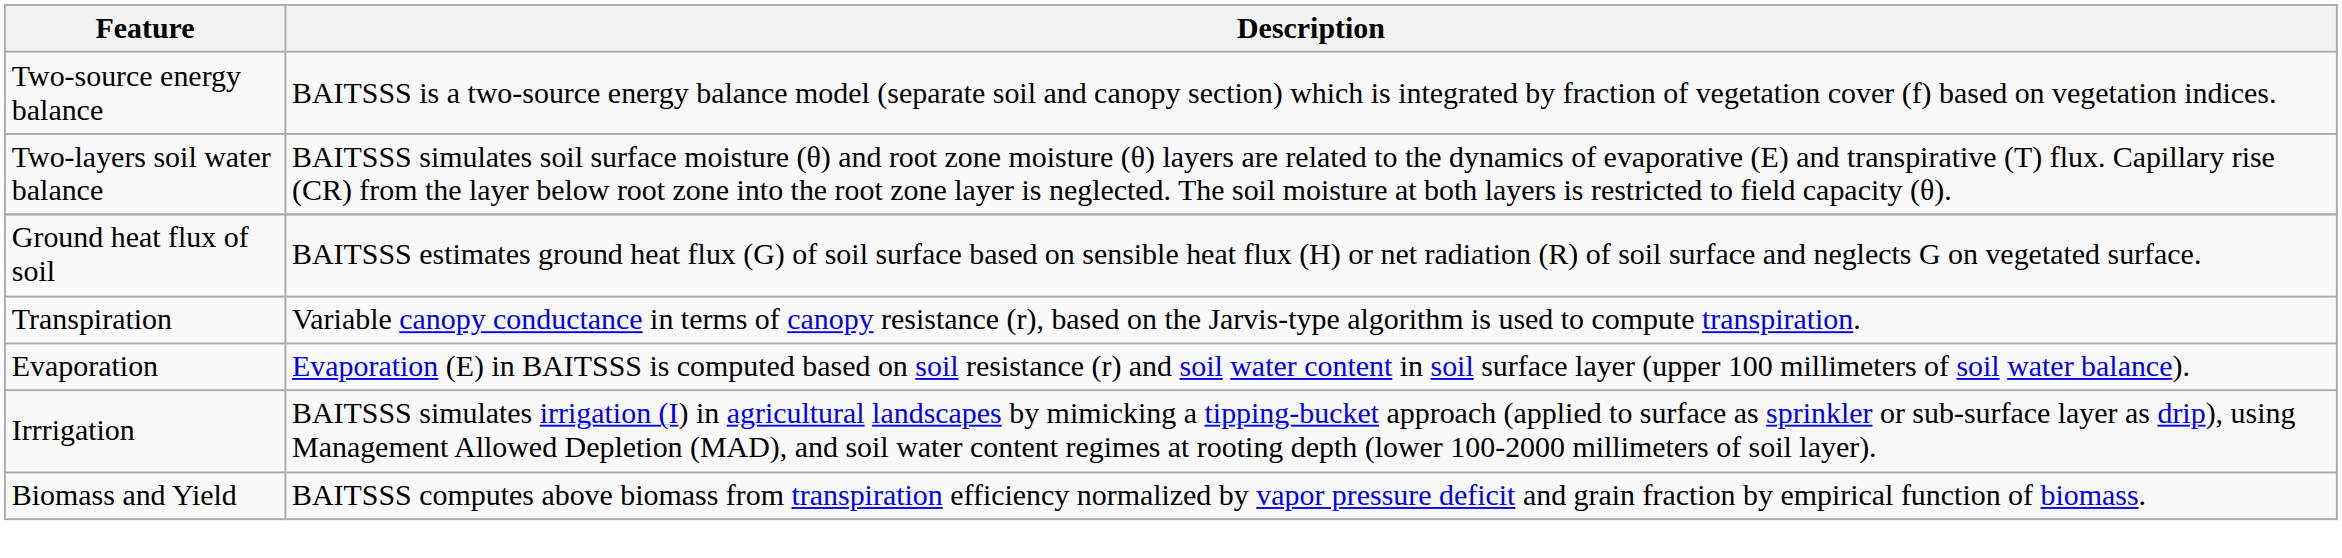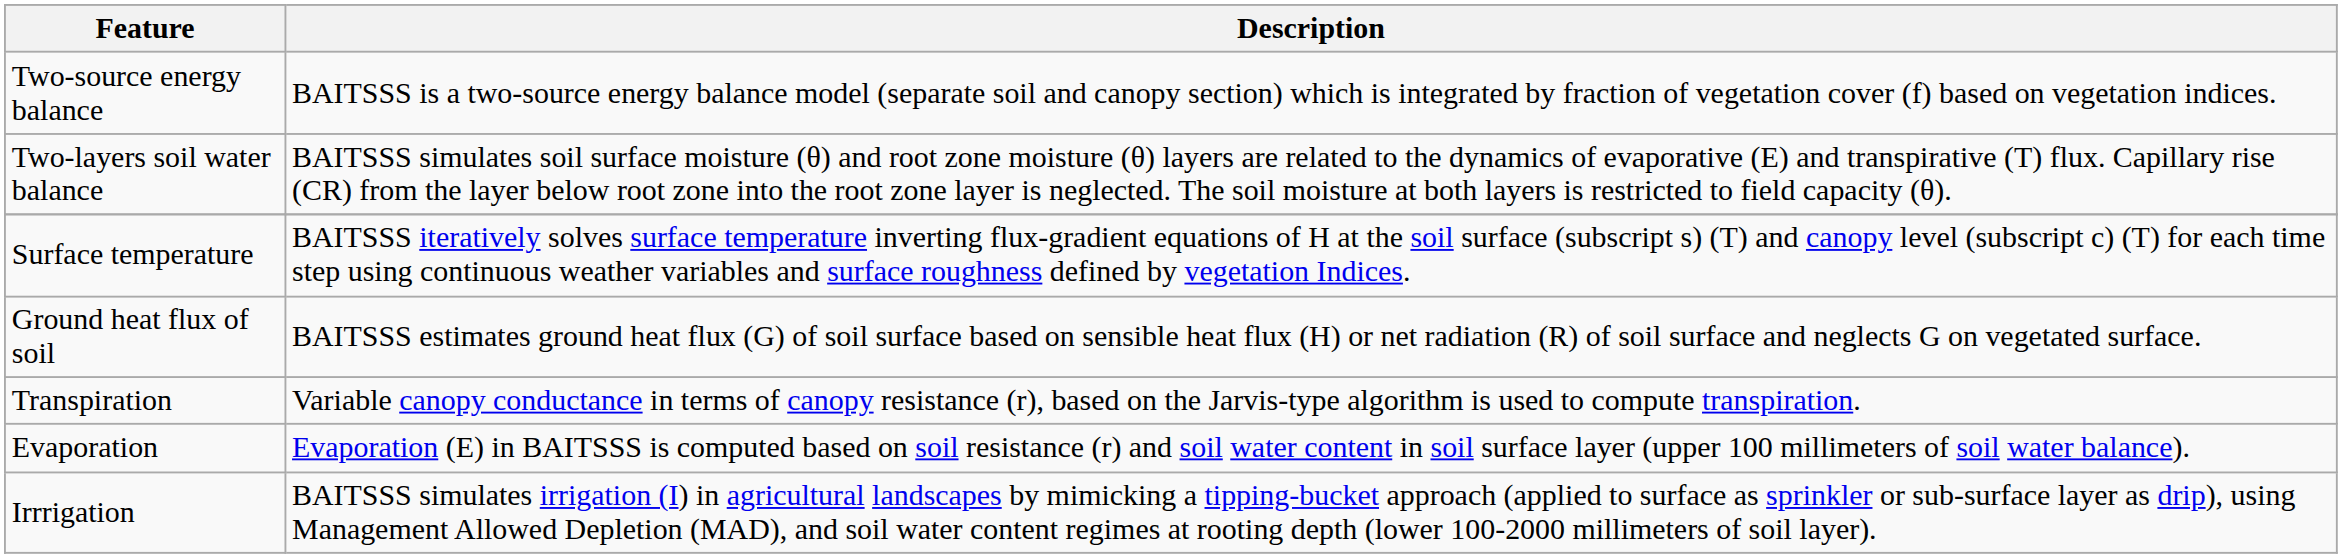+ row: (133, 254)
- row: (124, 495)
